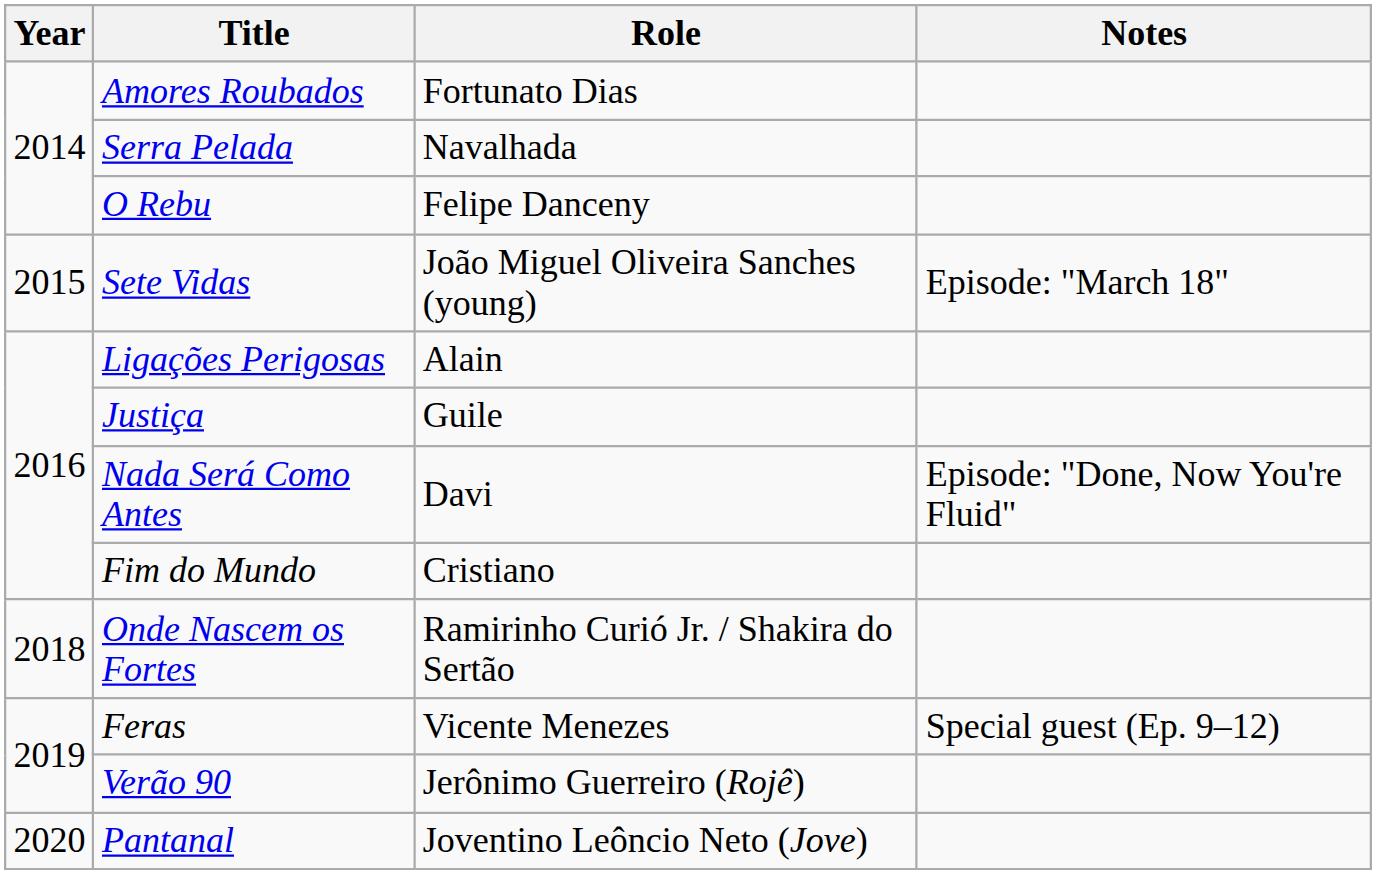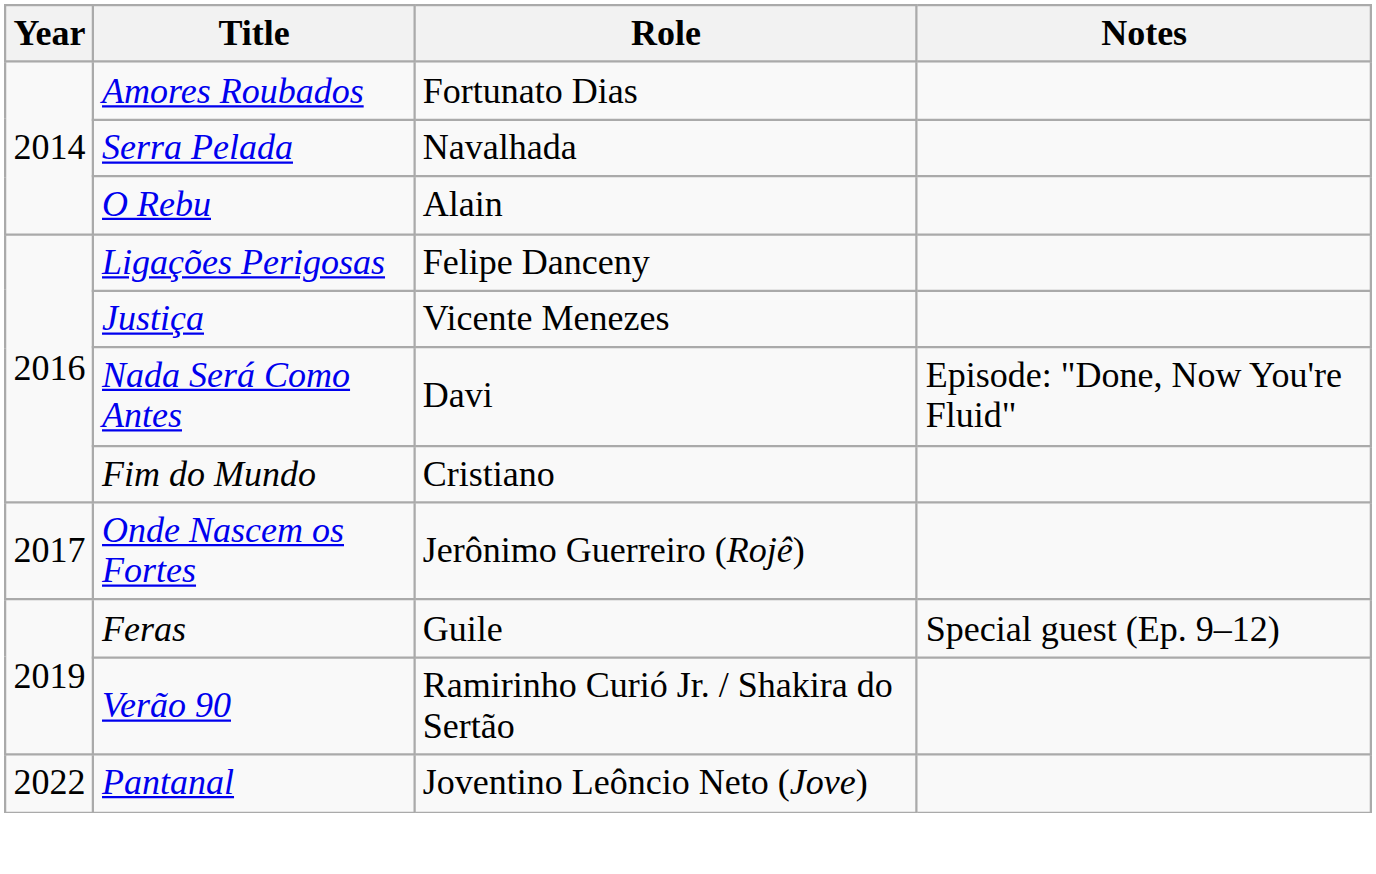(536, 204) Felipe Danceny -> (463, 204) Alain
- row: (176, 281)
(463, 359) Alain -> (536, 261) Felipe Danceny
(463, 416) Guile -> (546, 318) Vicente Menezes
(49, 648) 2018 -> (49, 550) 2017
(658, 648) Ramirinho Curió Jr. / Shakira do Sertão -> (614, 550) Jerônimo Guerreiro (Rojê)
(546, 725) Vicente Menezes -> (463, 627) Guile
(614, 782) Jerônimo Guerreiro (Rojê) -> (658, 705) Ramirinho Curió Jr. / Shakira do Sertão
(49, 839) 2020 -> (49, 782) 2022
